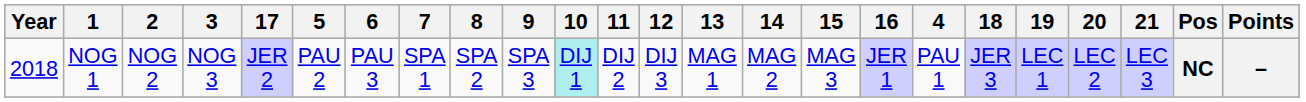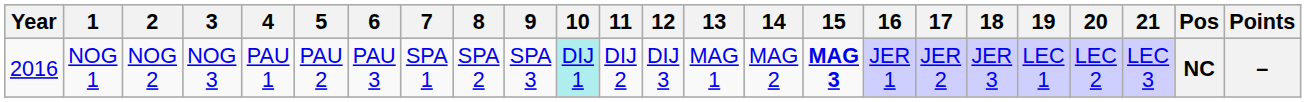columns swapped: (939, 21) <-> (267, 21)
(34, 67) 2018 -> (34, 67) 2016
(831, 67) normal -> (834, 67) bold
